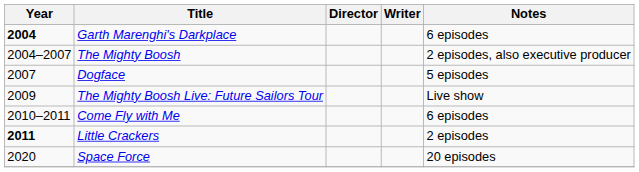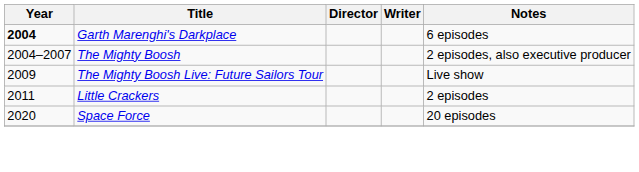- row: (101, 75)
- row: (129, 116)
(21, 136) bold -> (21, 95) normal
